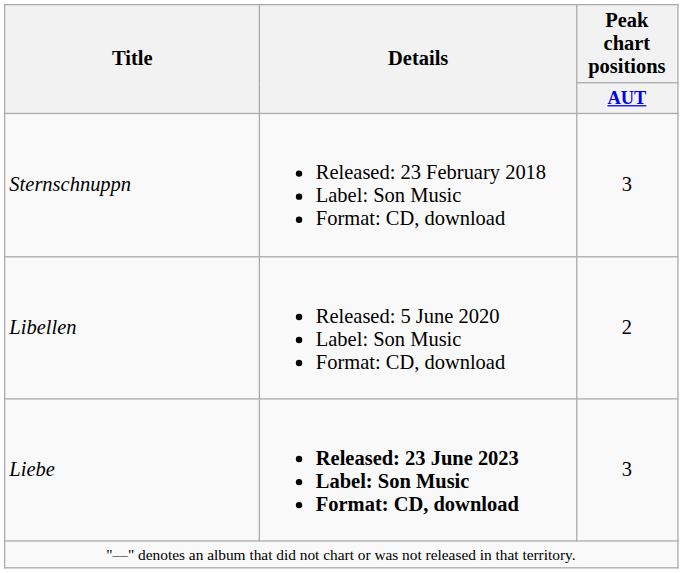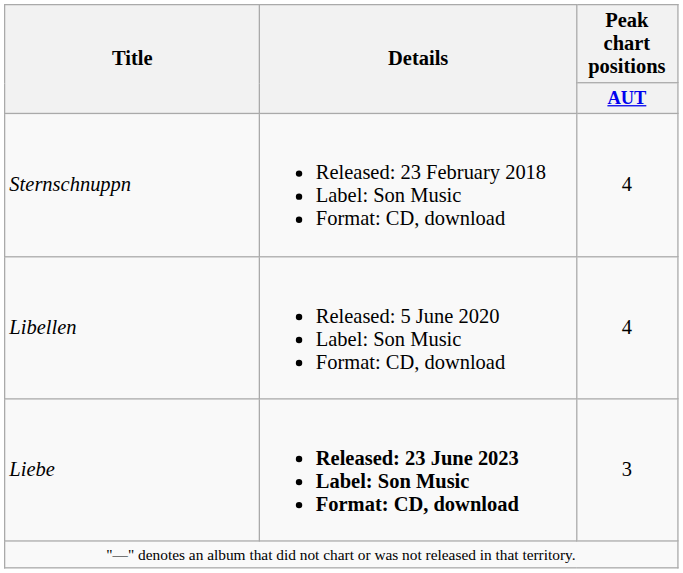(627, 184) 3 -> (627, 184) 4
(627, 327) 2 -> (627, 327) 4
